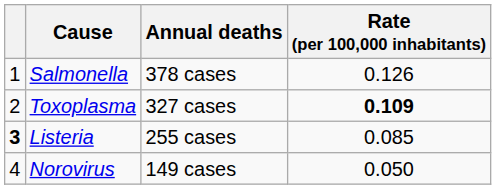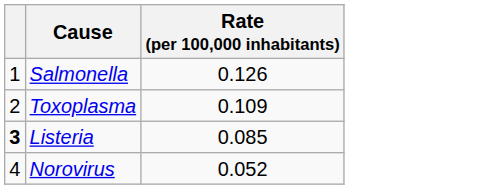- column: (214, 32)
(389, 106) bold -> (243, 106) normal
(389, 169) 0.050 -> (243, 169) 0.052
